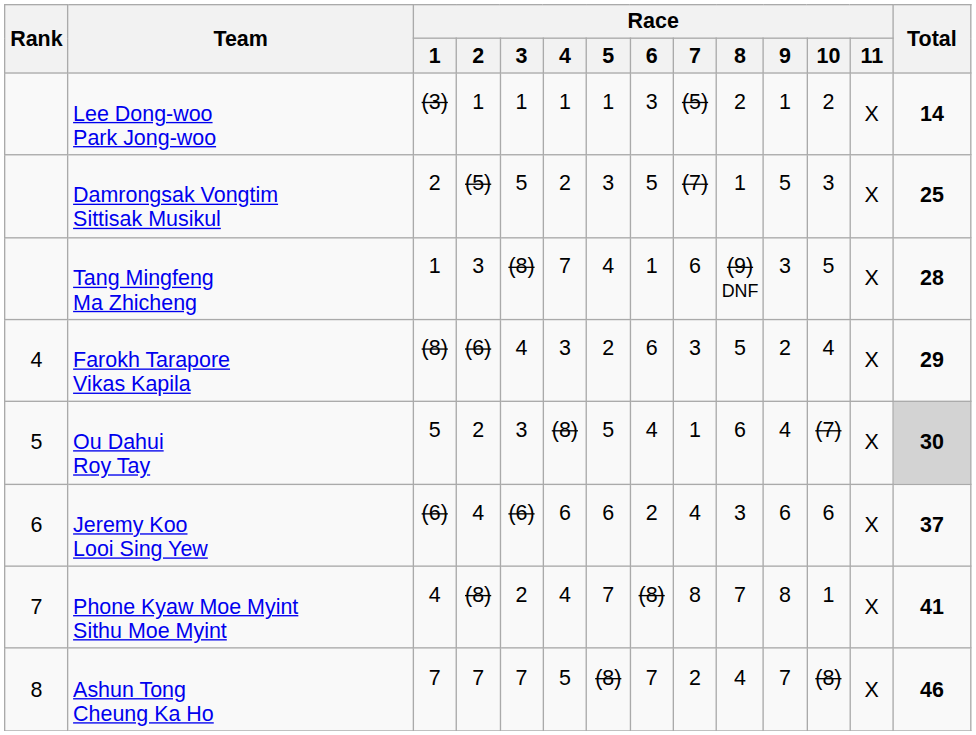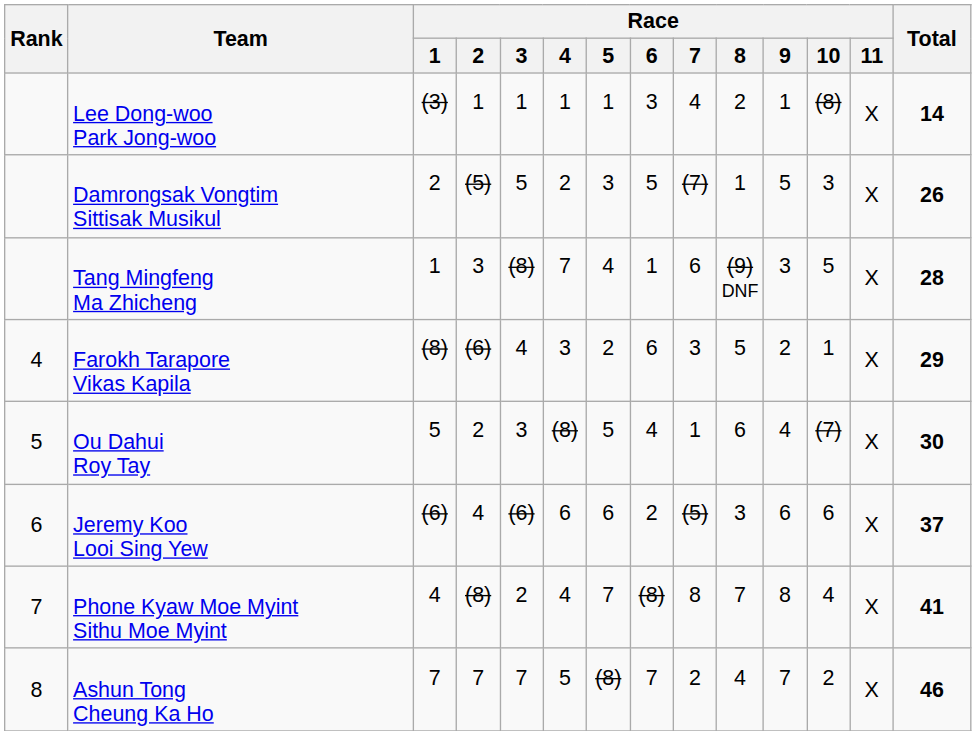(695, 113) (5) -> (695, 113) 4
(828, 113) 2 -> (828, 113) (8)
(932, 195) 25 -> (932, 195) 26
(828, 360) 4 -> (828, 360) 1
(932, 442) lightgrey background -> (932, 442) no background
(695, 524) 4 -> (695, 524) (5)
(828, 607) 1 -> (828, 607) 4
(828, 689) (8) -> (828, 689) 2
